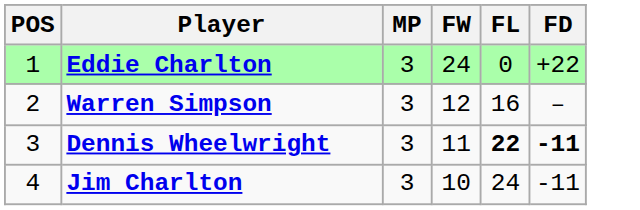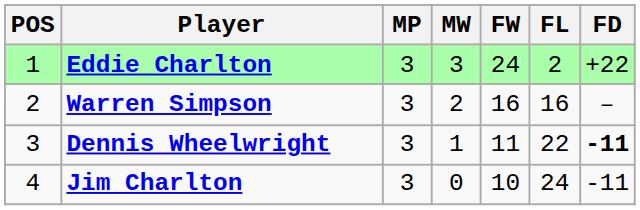+ column: (456, 25)
(505, 65) 0 -> (555, 65) 2
(456, 105) 12 -> (505, 105) 16
(505, 144) bold -> (555, 144) normal
